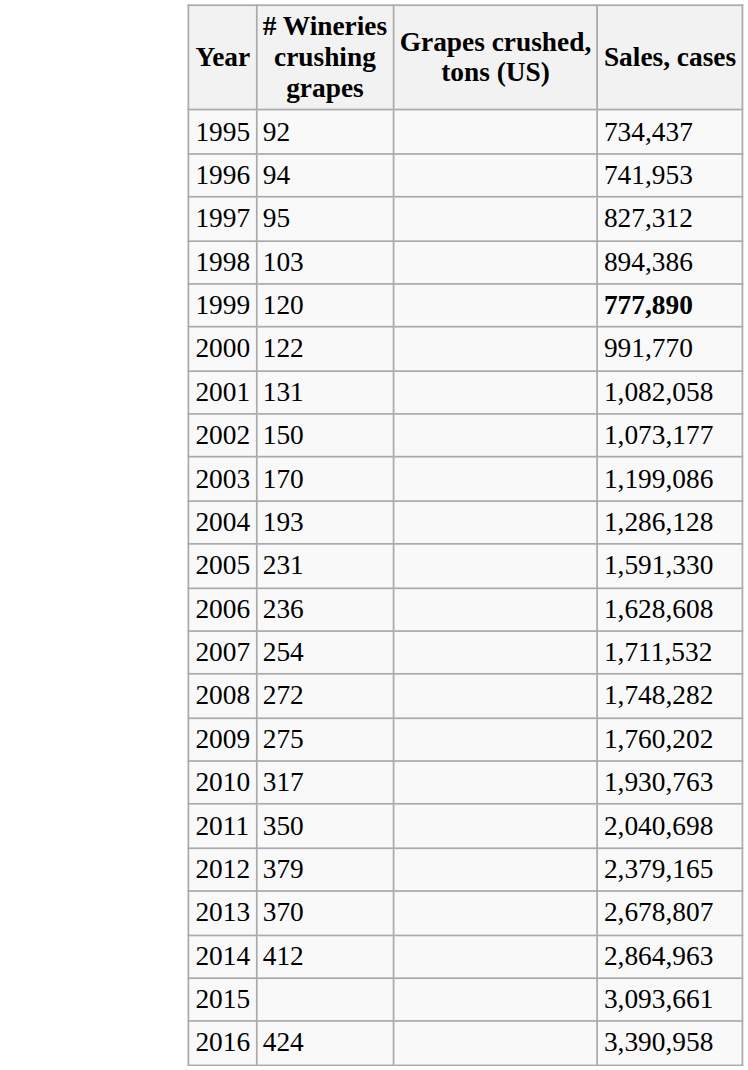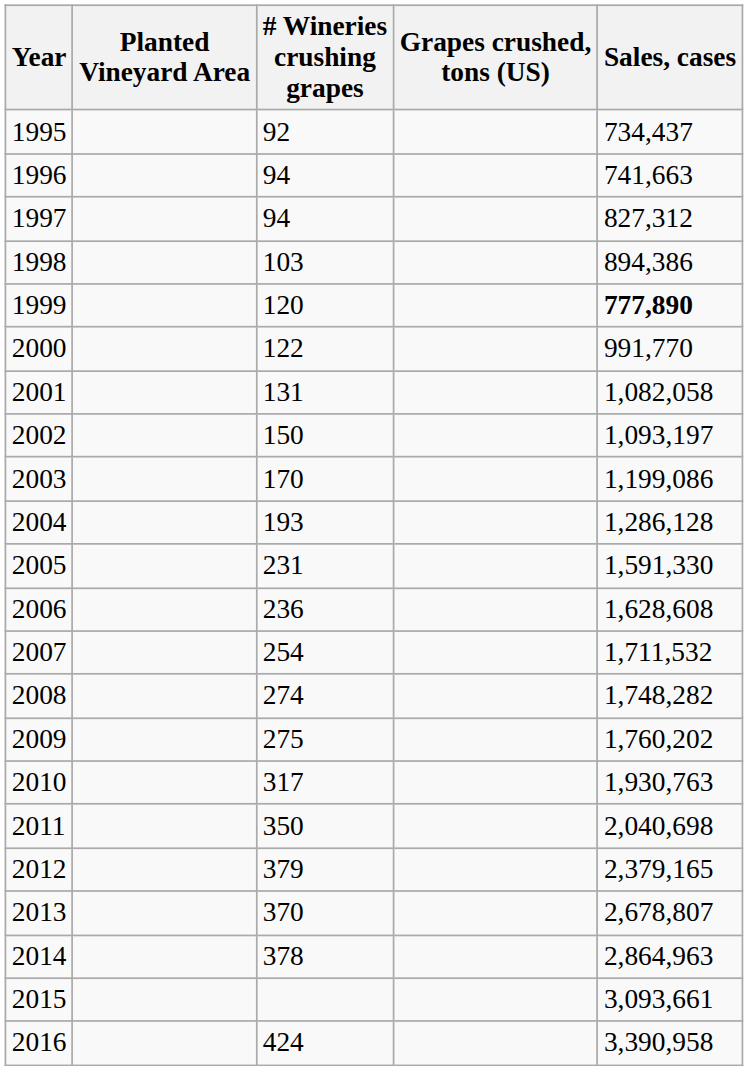+ column: (165, 57)
(648, 174) 741,953 -> (648, 174) 741,663
(276, 218) 95 -> (276, 218) 94
(659, 435) 1,073,177 -> (659, 435) 1,093,197
(283, 695) 272 -> (283, 695) 274
(283, 955) 412 -> (283, 955) 378
